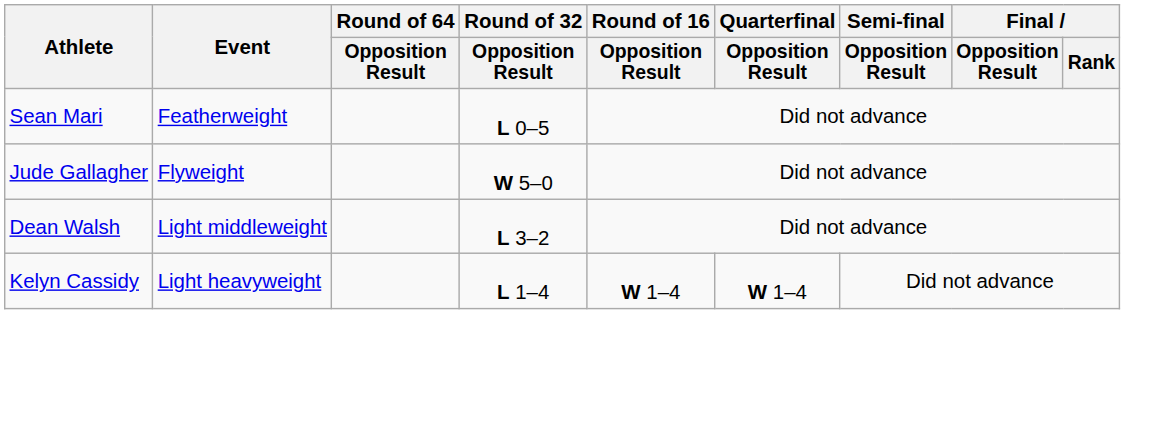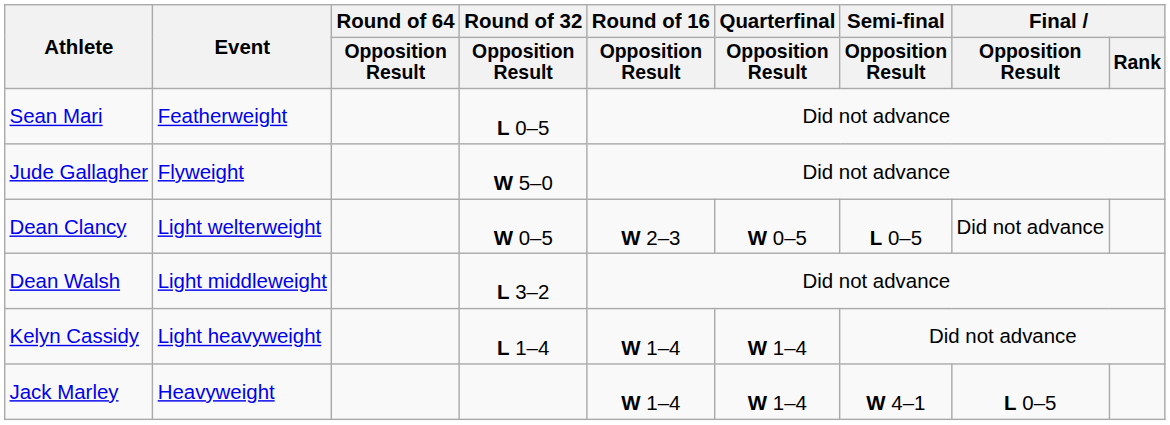+ row: (68, 227)
+ row: (64, 392)
